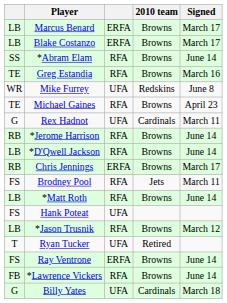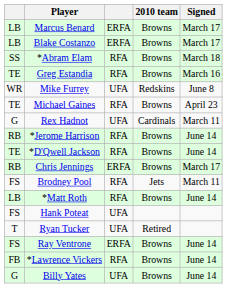(201, 58) June 14 -> (201, 58) March 18
(14, 151) LB -> (14, 151) TE
- row: (64, 228)
(157, 290) Cardinals -> (157, 275) Browns
(201, 290) March 18 -> (201, 275) June 14
